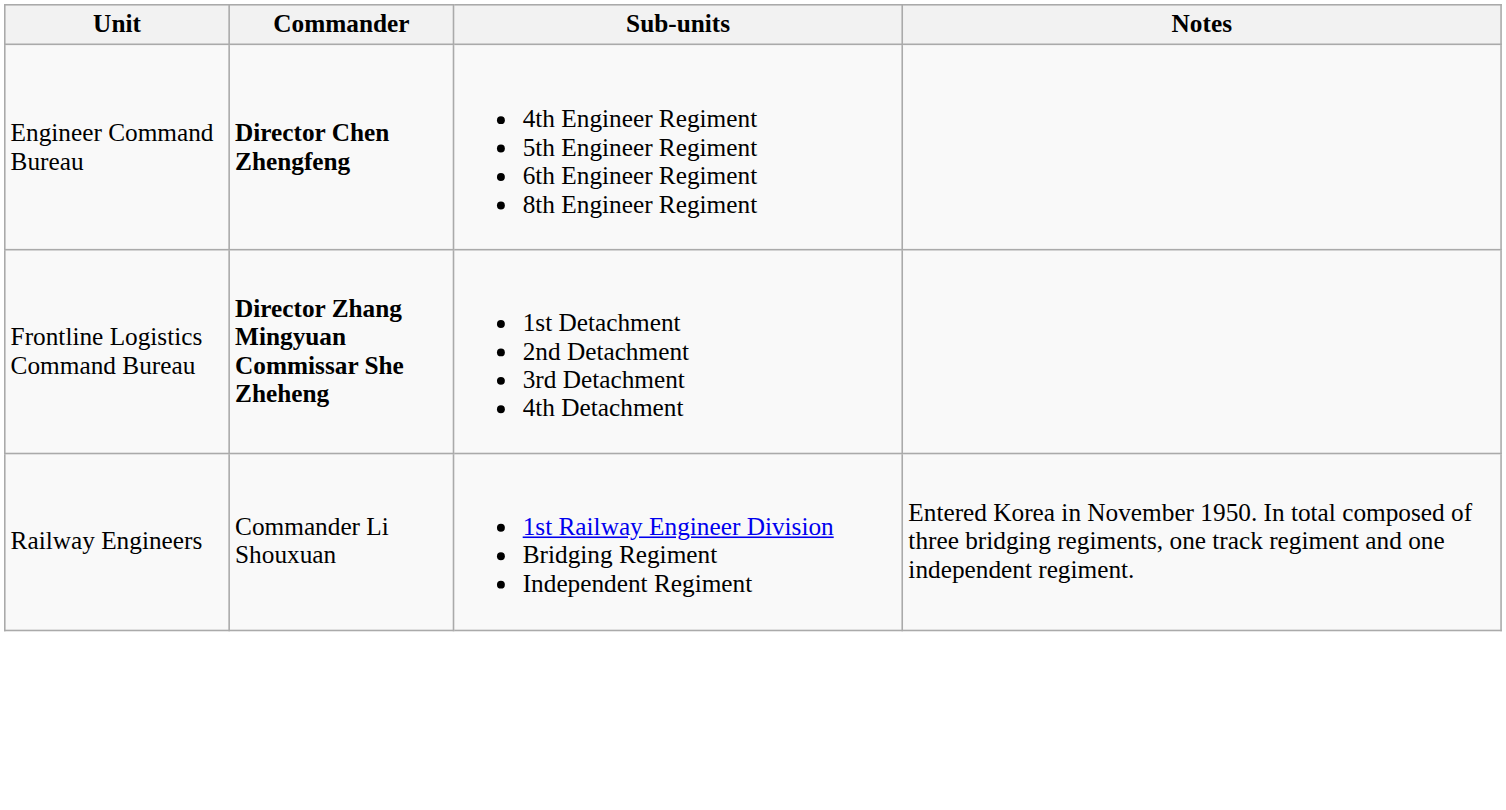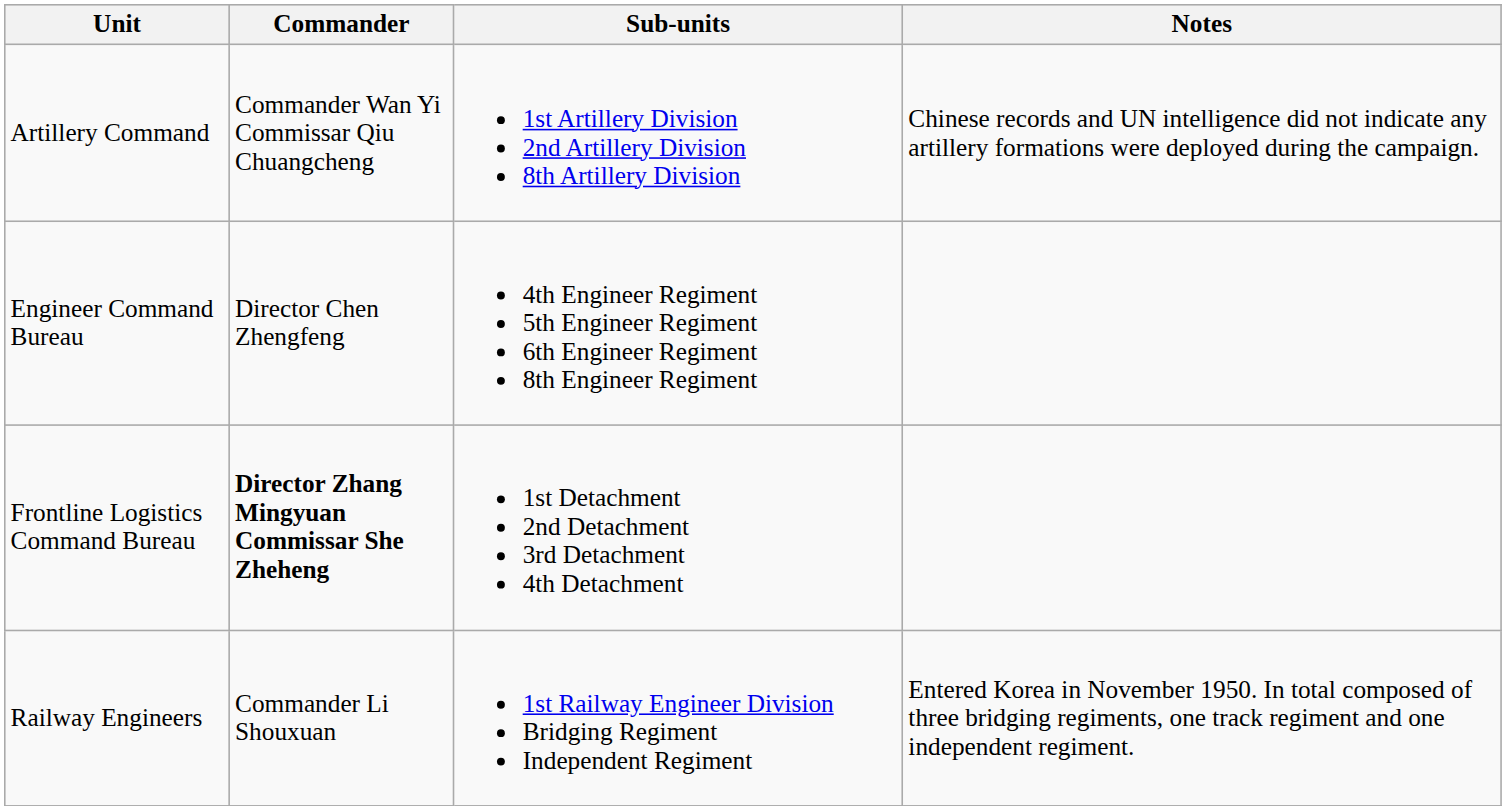+ row: (110, 132)
(312, 146) bold -> (307, 322) normal
